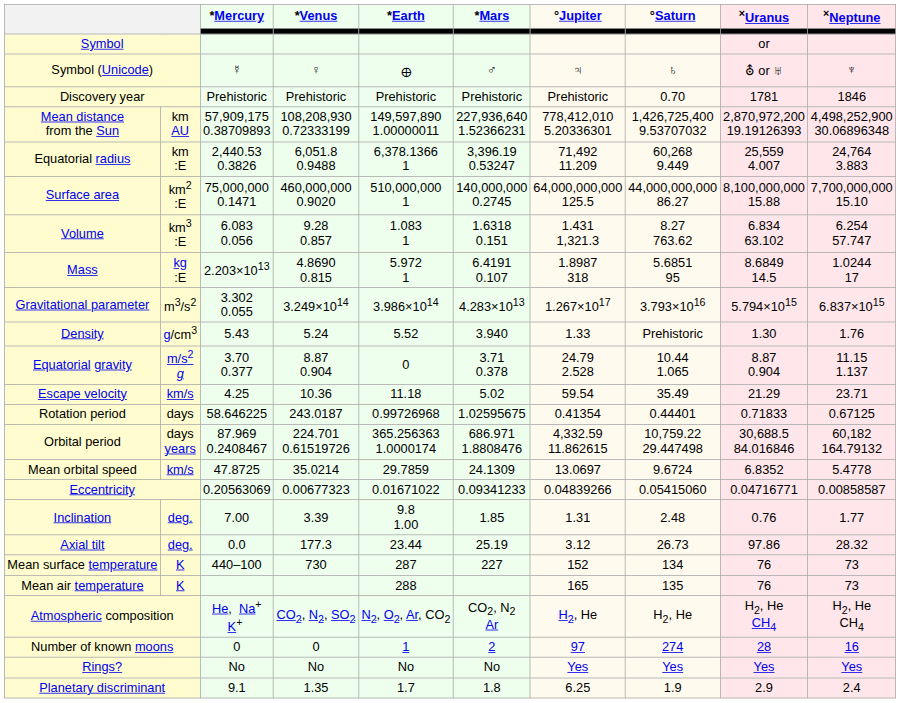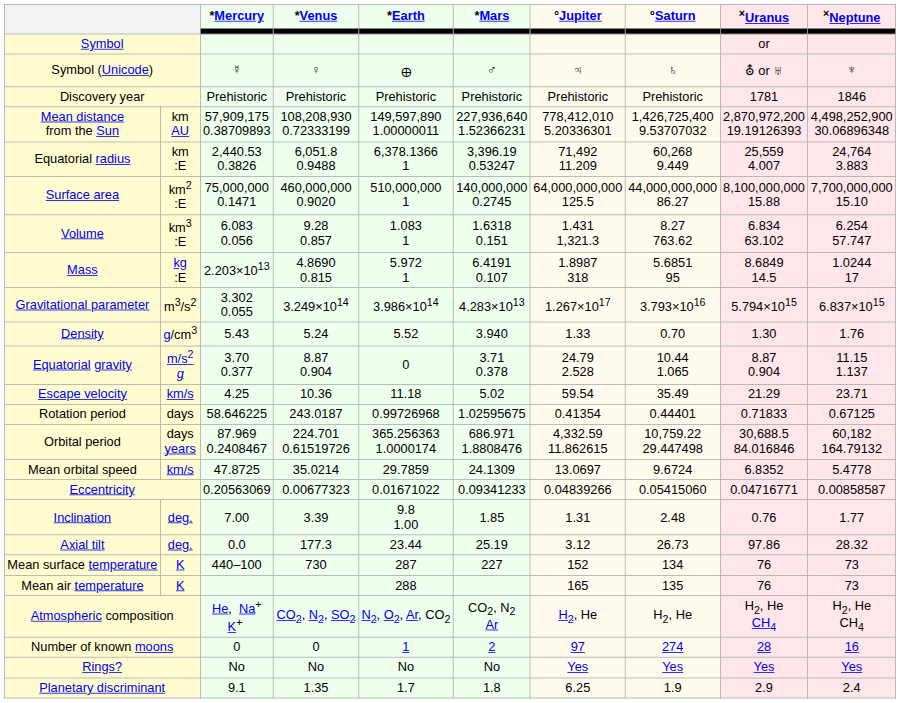(673, 96) 0.70 -> (673, 96) Prehistoric
(673, 334) Prehistoric -> (673, 334) 0.70
